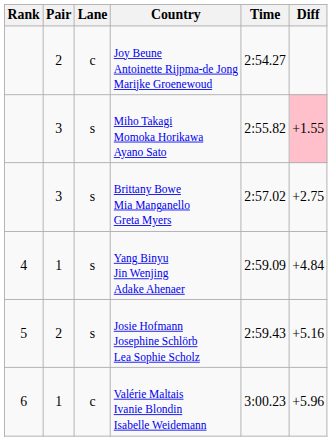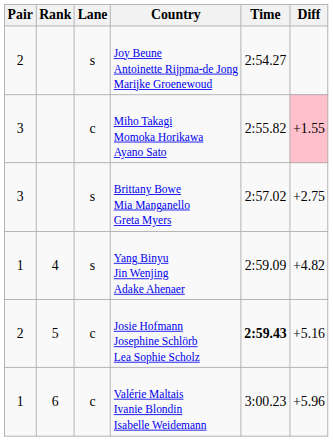columns swapped: (24, 15) <-> (59, 15)
(93, 60) c -> (93, 60) s
(93, 128) s -> (93, 128) c
(308, 265) +4.84 -> (309, 265) +4.82
(93, 333) s -> (93, 333) c
(265, 333) normal -> (266, 333) bold
